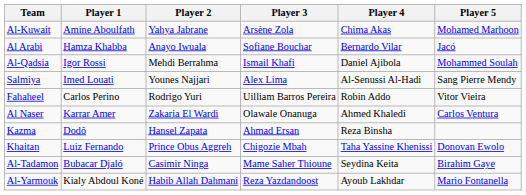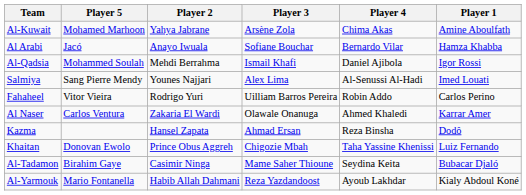columns swapped: (103, 12) <-> (478, 12)
